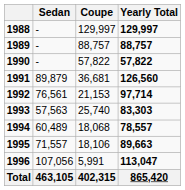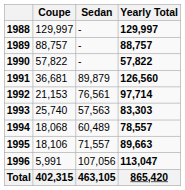columns swapped: (97, 12) <-> (54, 12)
